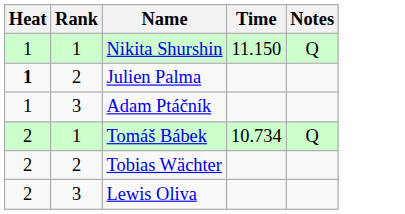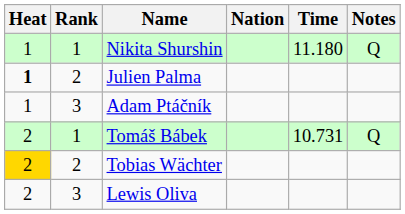+ column: (258, 19)
(256, 48) 11.150 -> (318, 48) 11.180
(256, 135) 10.734 -> (318, 135) 10.731
(28, 164) no background -> (28, 164) gold background
